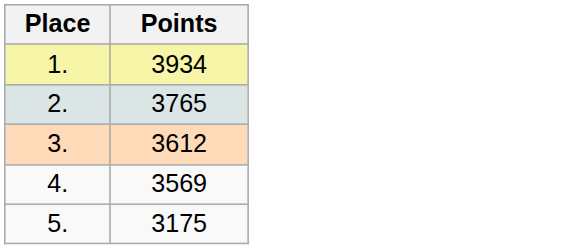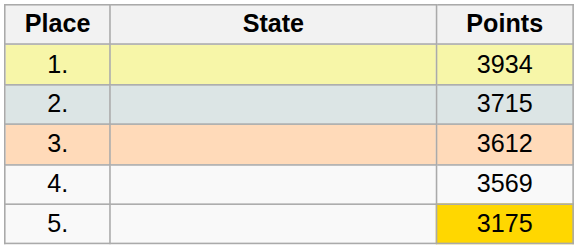+ column: (273, 24)
(179, 104) 3765 -> (505, 104) 3715
(179, 223) no background -> (505, 223) gold background
